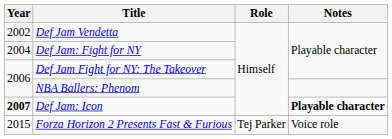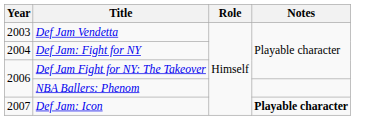(19, 32) 2002 -> (19, 32) 2003
(19, 106) bold -> (19, 106) normal
- row: (134, 124)
